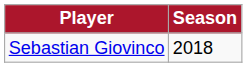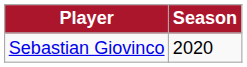(193, 47) 2018 -> (193, 47) 2020
